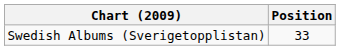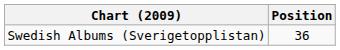(302, 35) 33 -> (302, 35) 36
